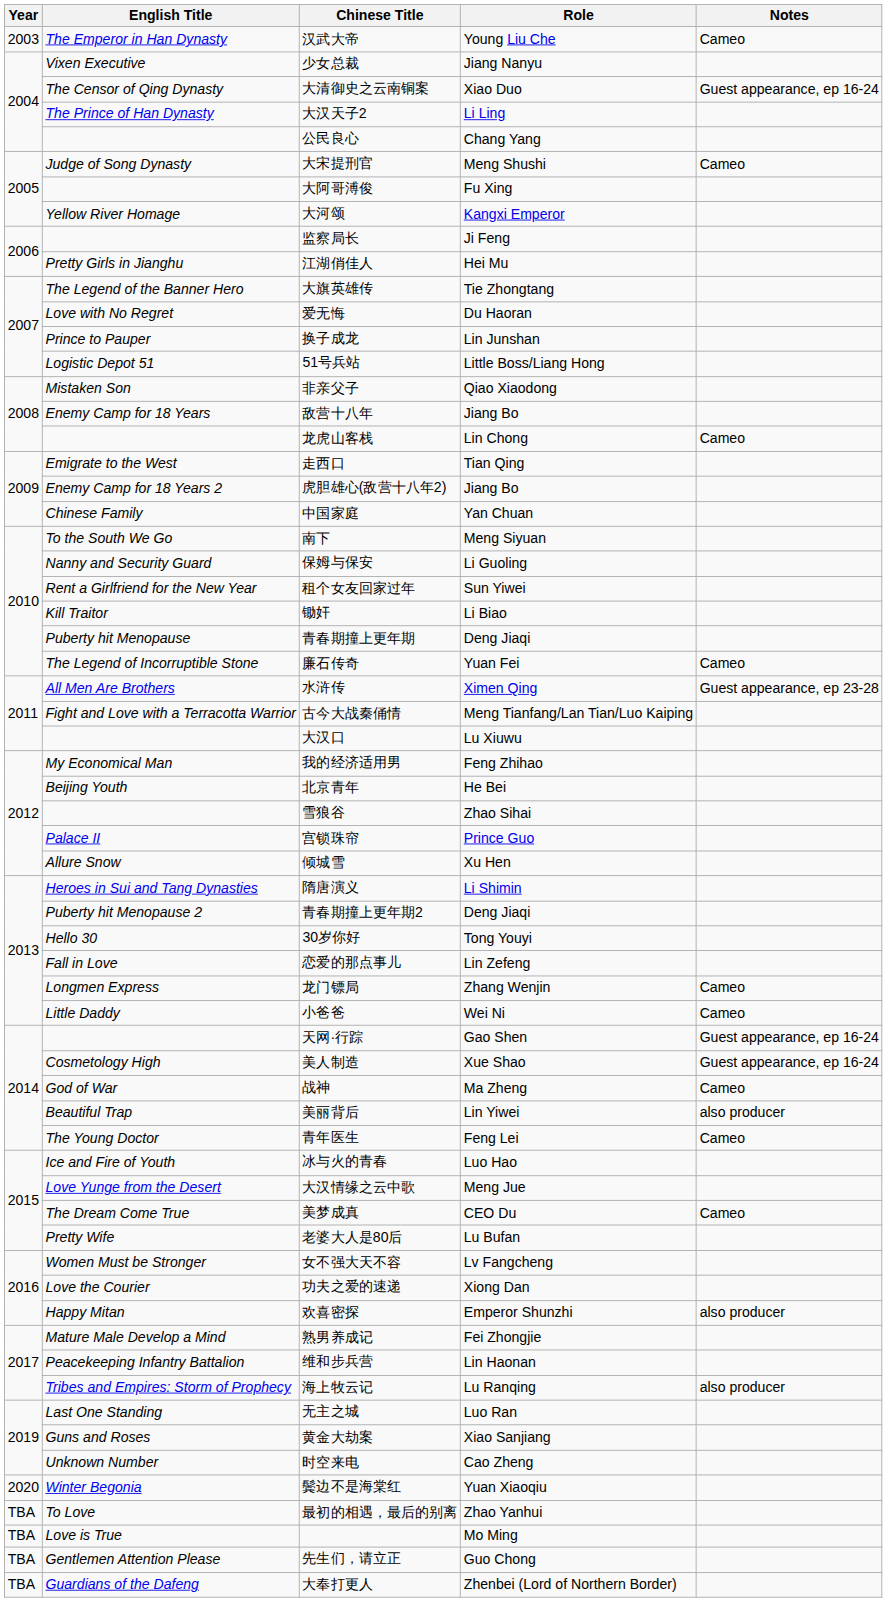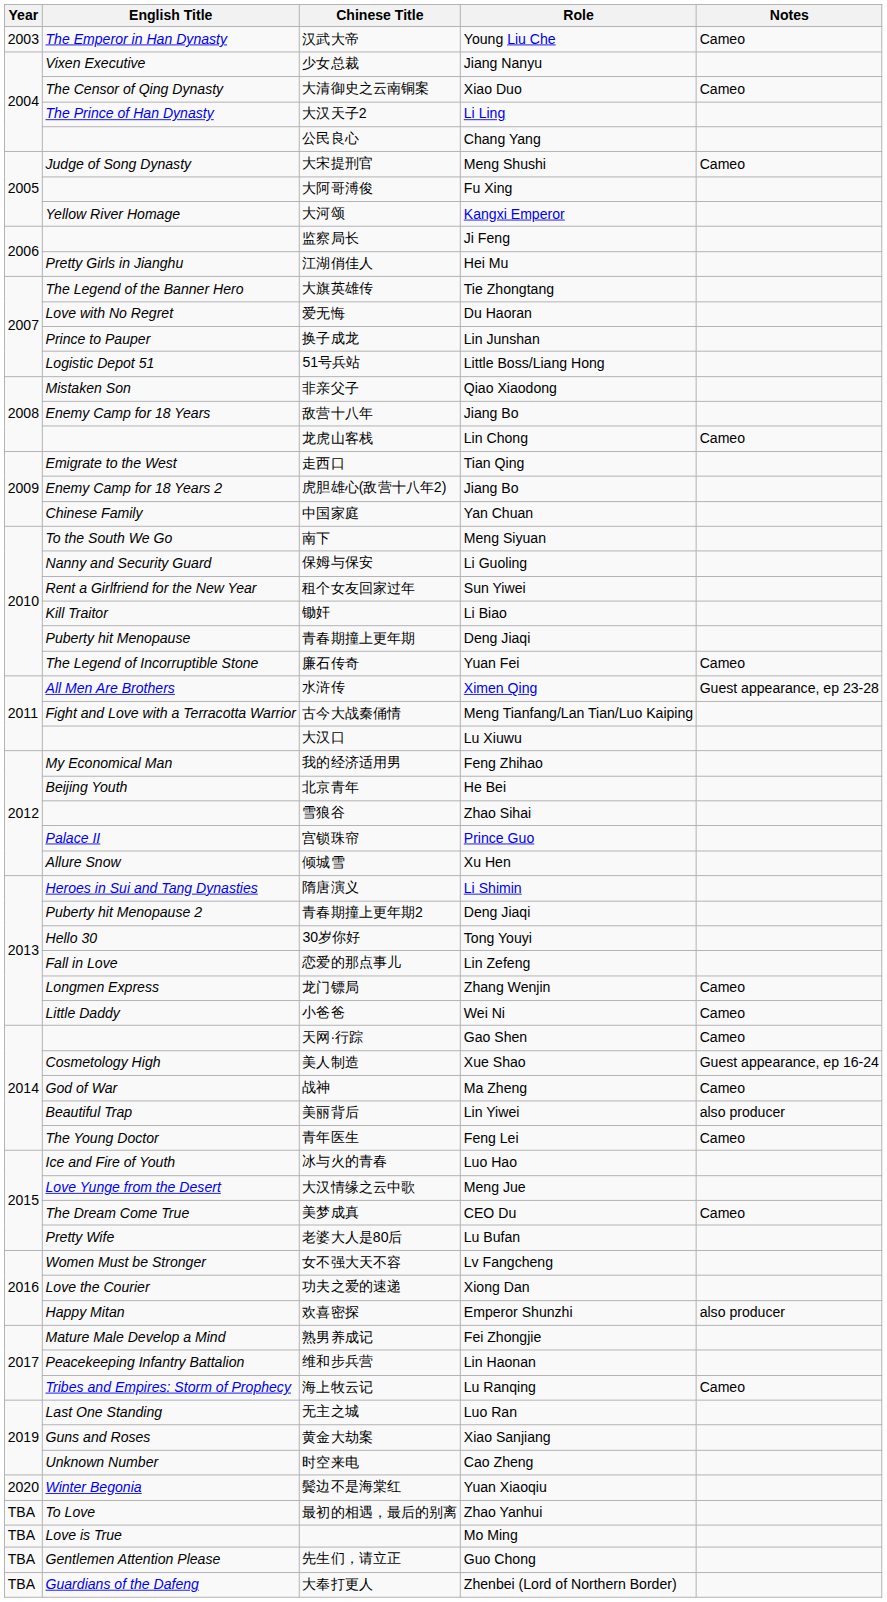(789, 89) Guest appearance, ep 16-24 -> (722, 89) Cameo
(789, 1038) Guest appearance, ep 16-24 -> (722, 1038) Cameo
(742, 1387) also producer -> (722, 1387) Cameo
